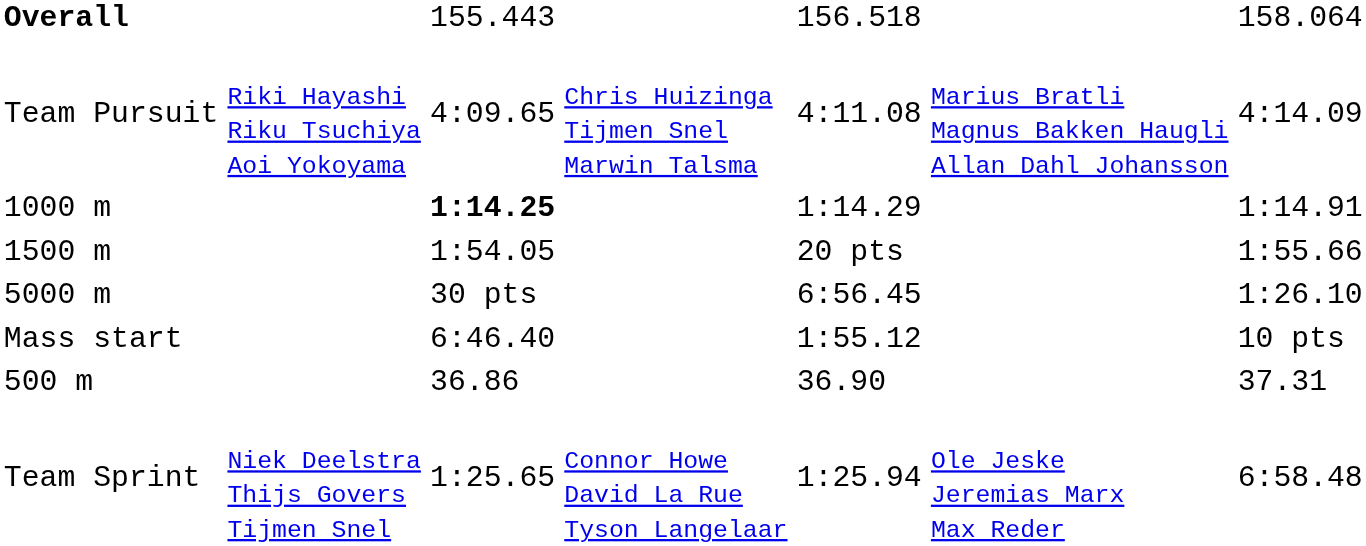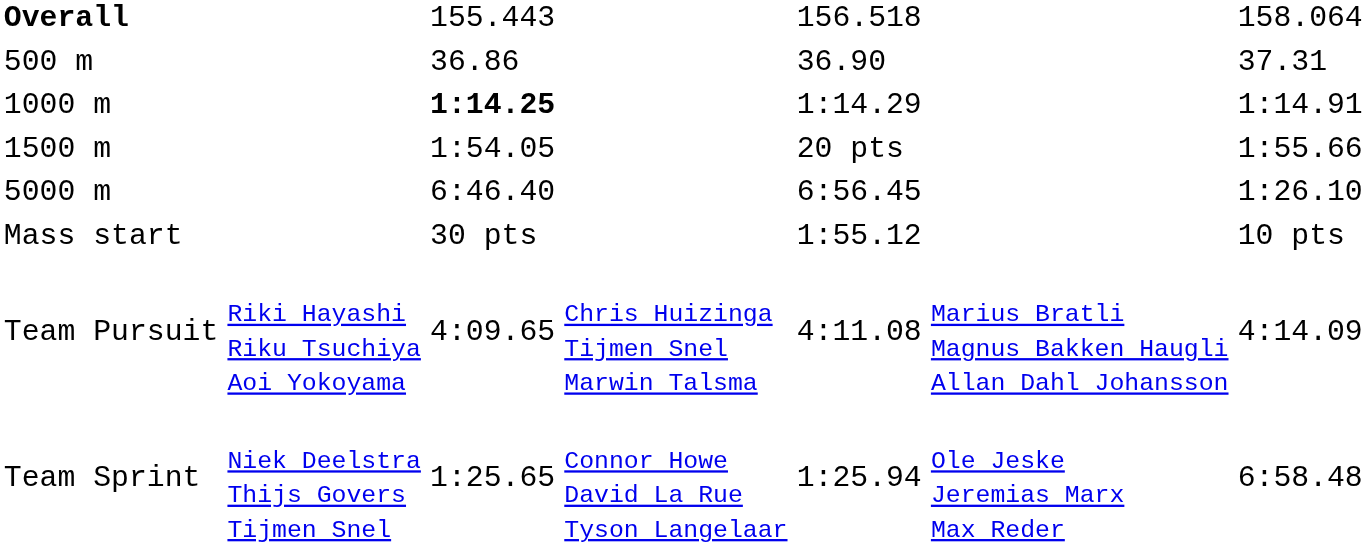rows swapped: (49, 382) <-> (111, 113)
(484, 295) 30 pts -> (493, 192) 6:46.40
(493, 339) 6:46.40 -> (484, 236) 30 pts
